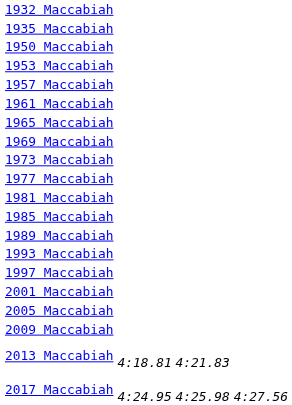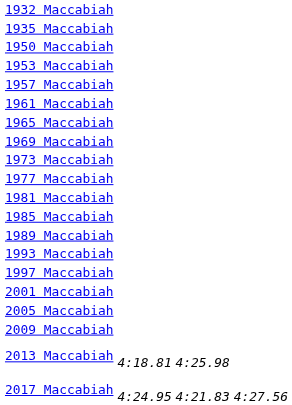(203, 363) 4:21.83 -> (203, 363) 4:25.98
(203, 396) 4:25.98 -> (203, 396) 4:21.83
